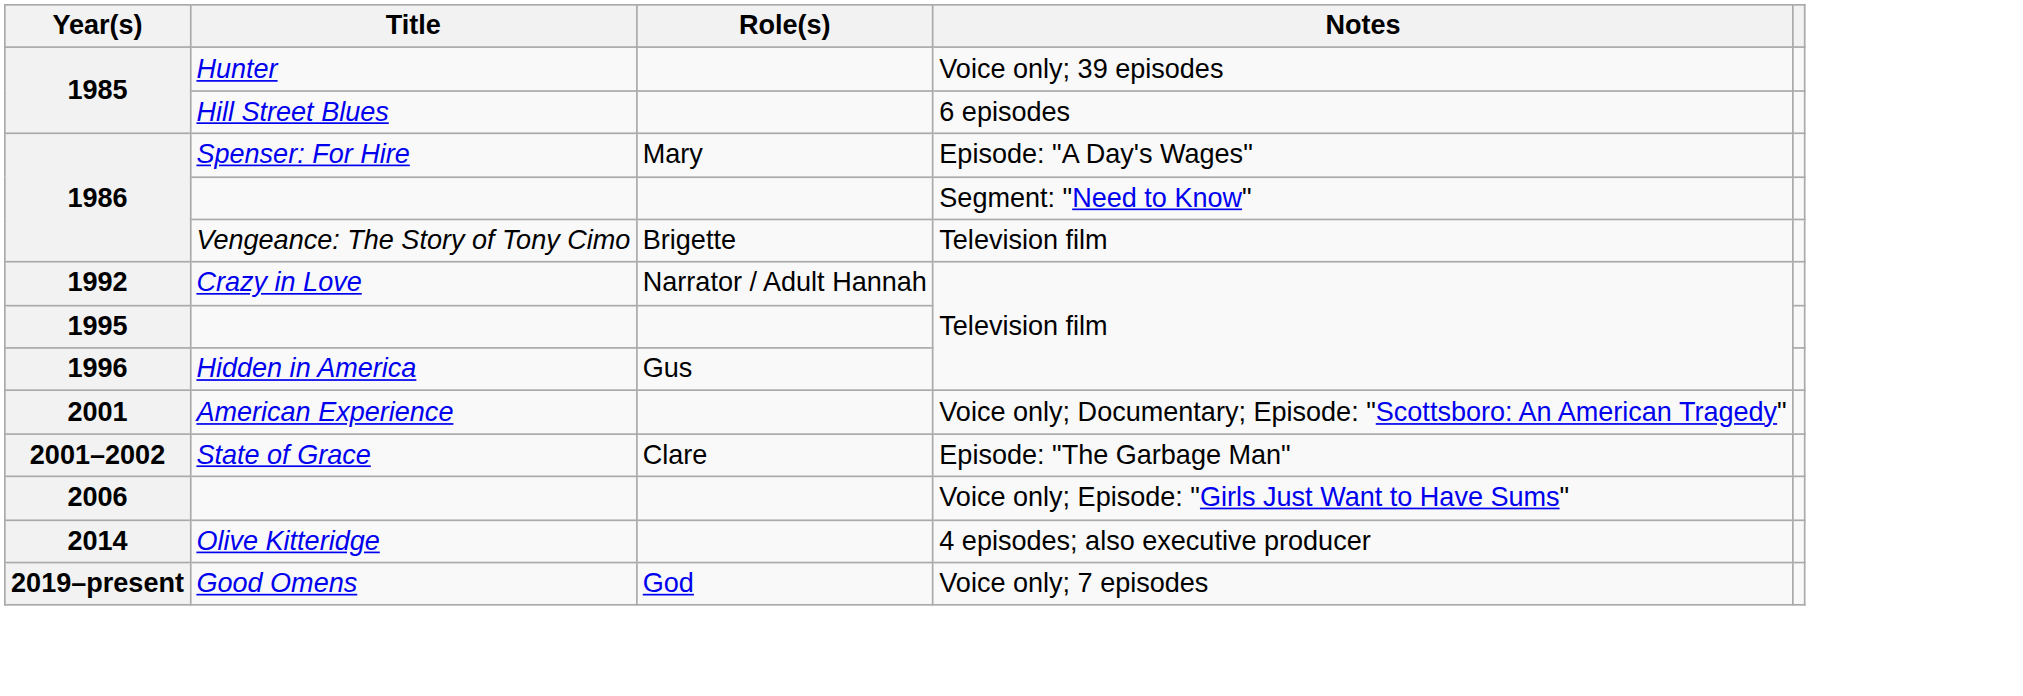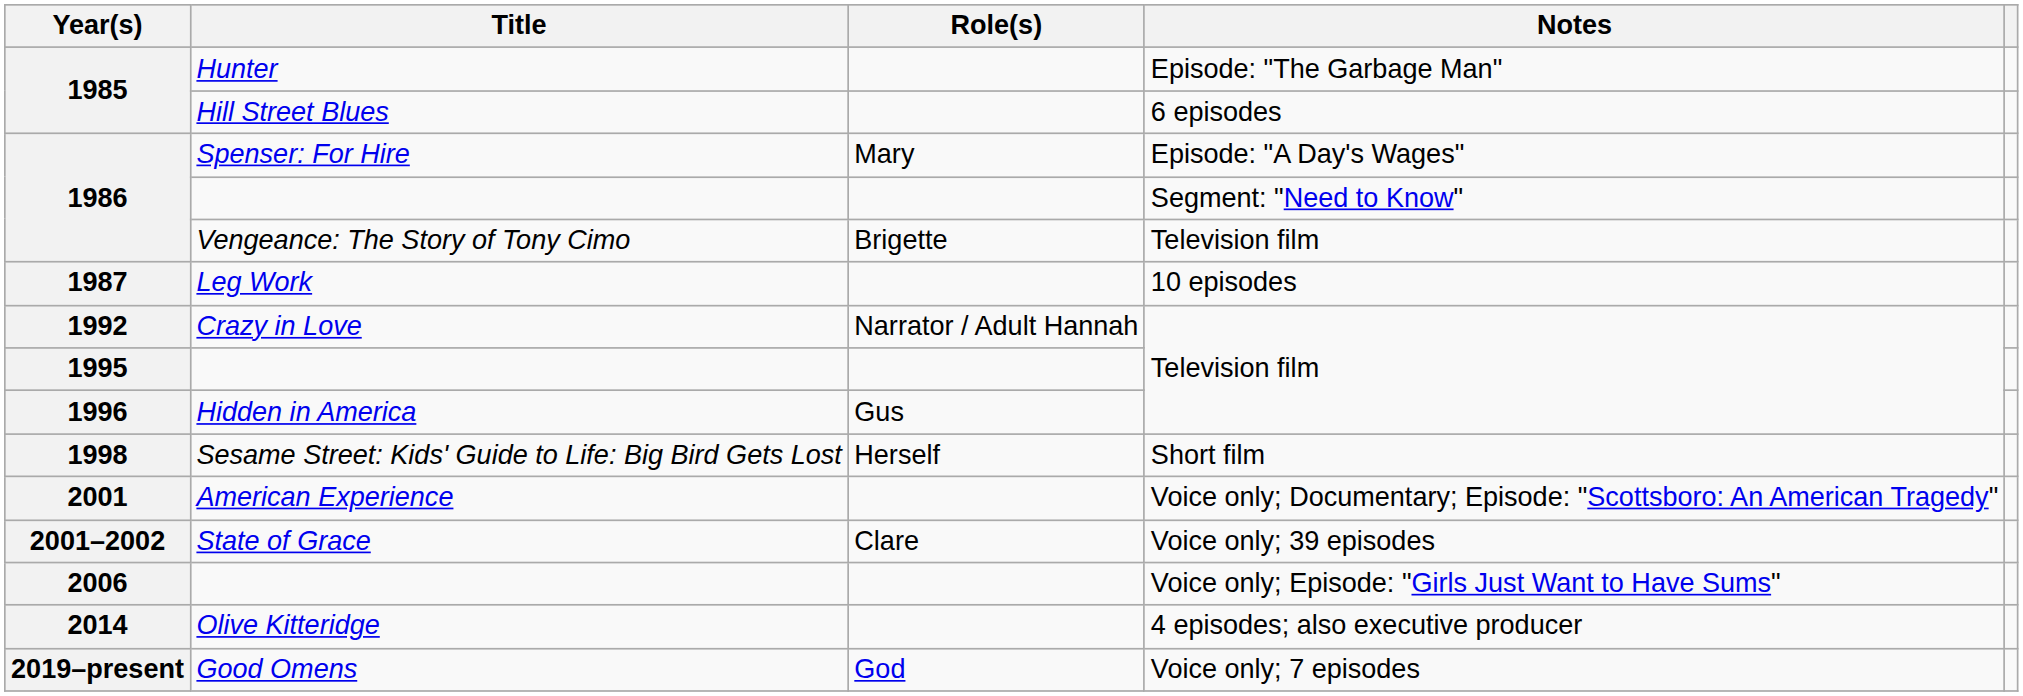(1081, 68) Voice only; 39 episodes -> (1327, 68) Episode: "The Garbage Man"
+ row: (98, 283)
+ row: (98, 454)
(1115, 454) Episode: "The Garbage Man" -> (1293, 540) Voice only; 39 episodes
